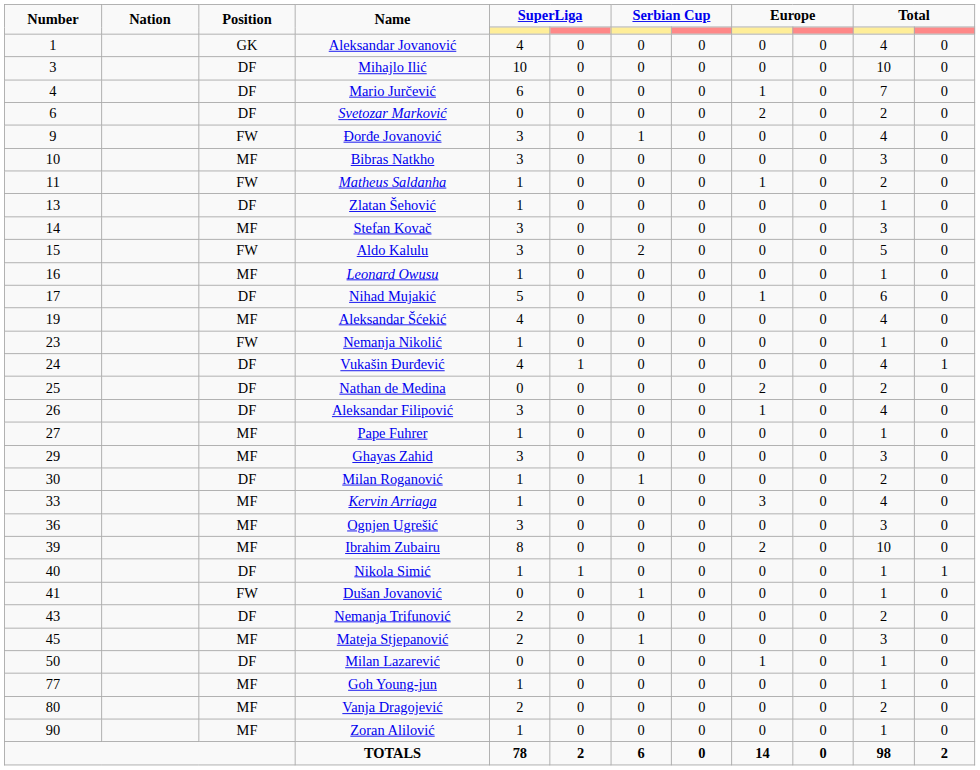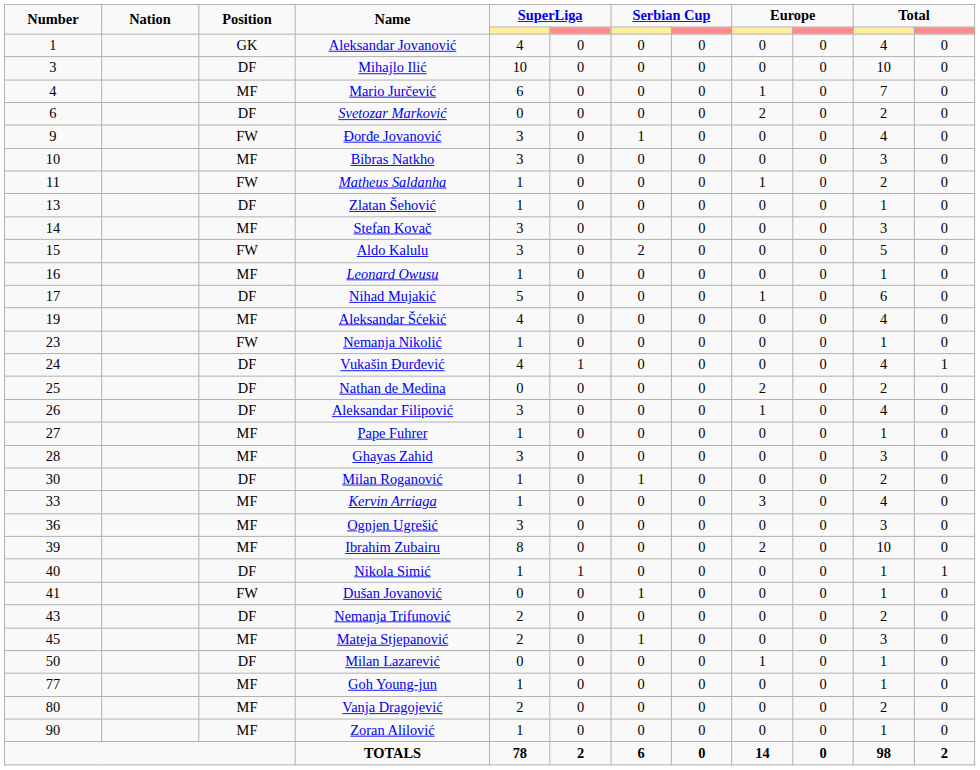(247, 91) DF -> (247, 91) MF
(53, 456) 29 -> (53, 456) 28
